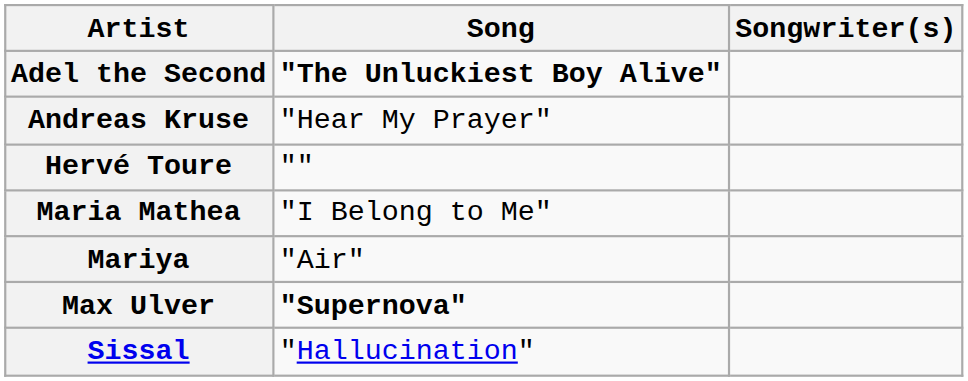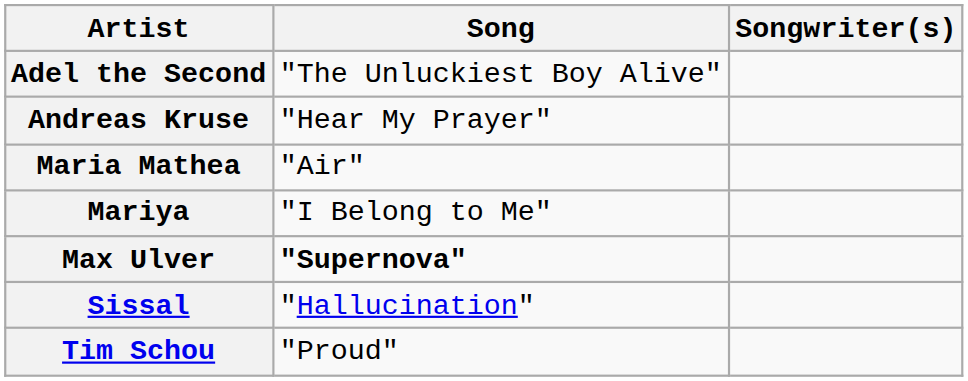(501, 74) bold -> (501, 74) normal
- row: (139, 167)
(416, 213) "I Belong to Me" -> (322, 167) "Air"
(322, 259) "Air" -> (416, 213) "I Belong to Me"
+ row: (139, 352)
